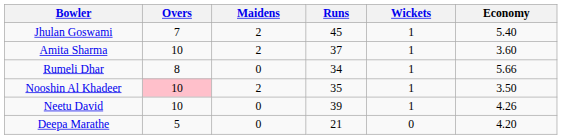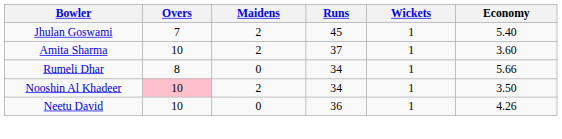(336, 87) 35 -> (336, 87) 34
(336, 106) 39 -> (336, 106) 36
- row: (73, 124)
